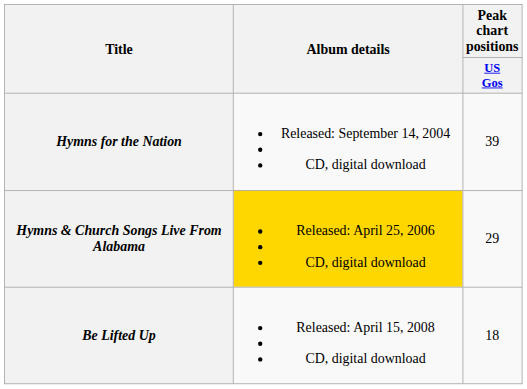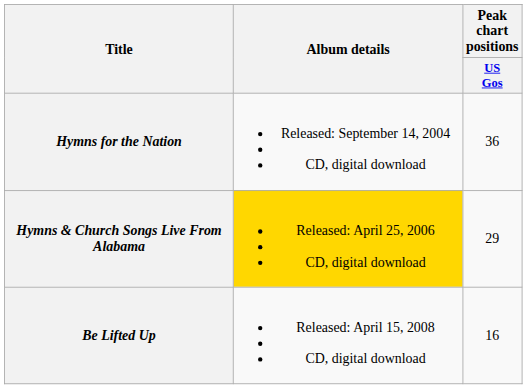(492, 141) 39 -> (492, 141) 36
(492, 335) 18 -> (492, 335) 16
